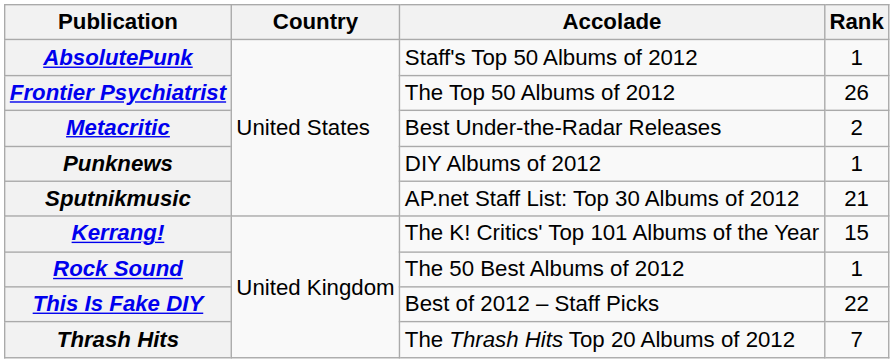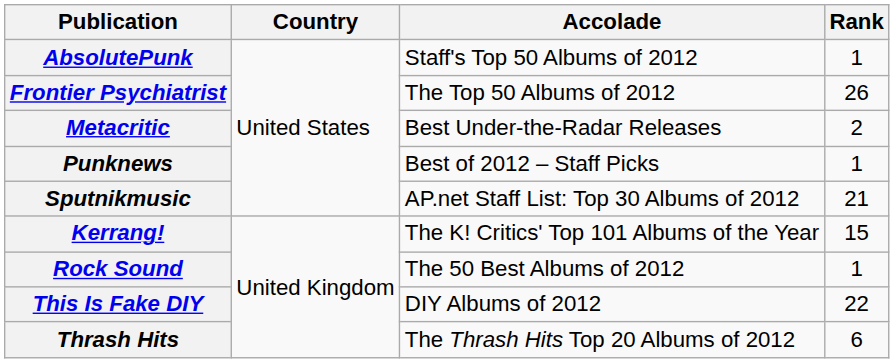(503, 163) DIY Albums of 2012 -> (532, 163) Best of 2012 – Staff Picks
(532, 304) Best of 2012 – Staff Picks -> (503, 304) DIY Albums of 2012
(857, 339) 7 -> (857, 339) 6
